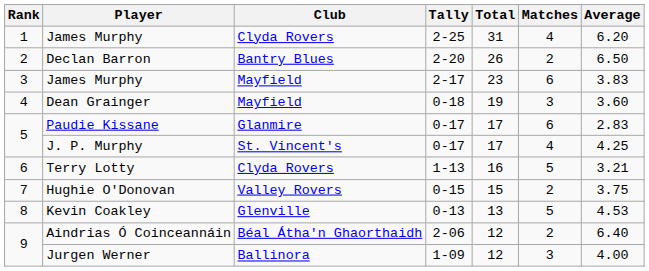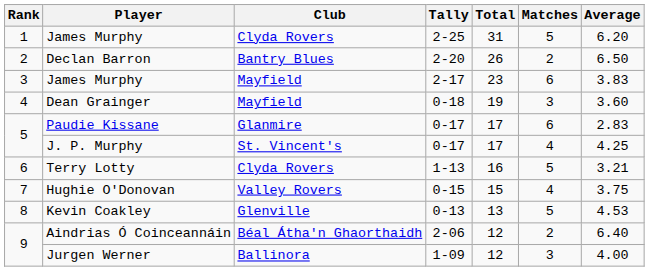(550, 37) 4 -> (550, 37) 5
(550, 190) 2 -> (550, 190) 4
